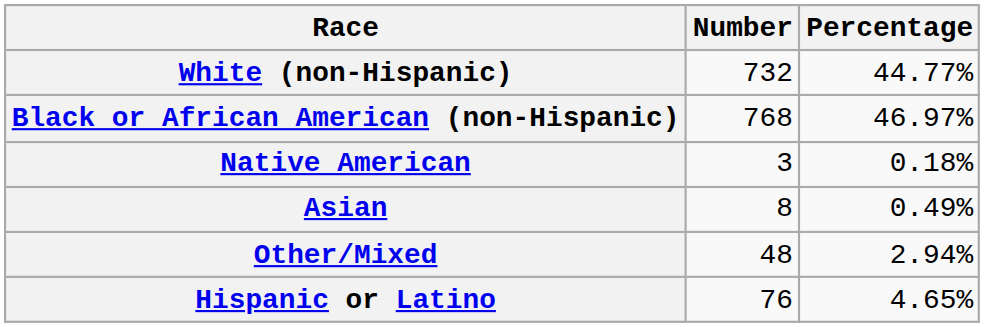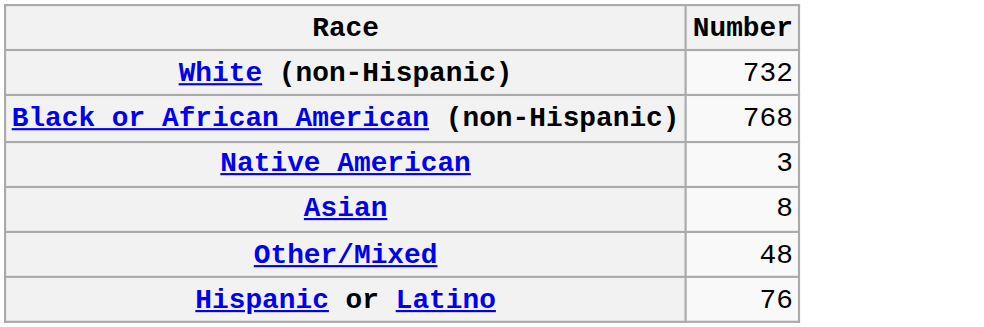- column: (890, 28)
